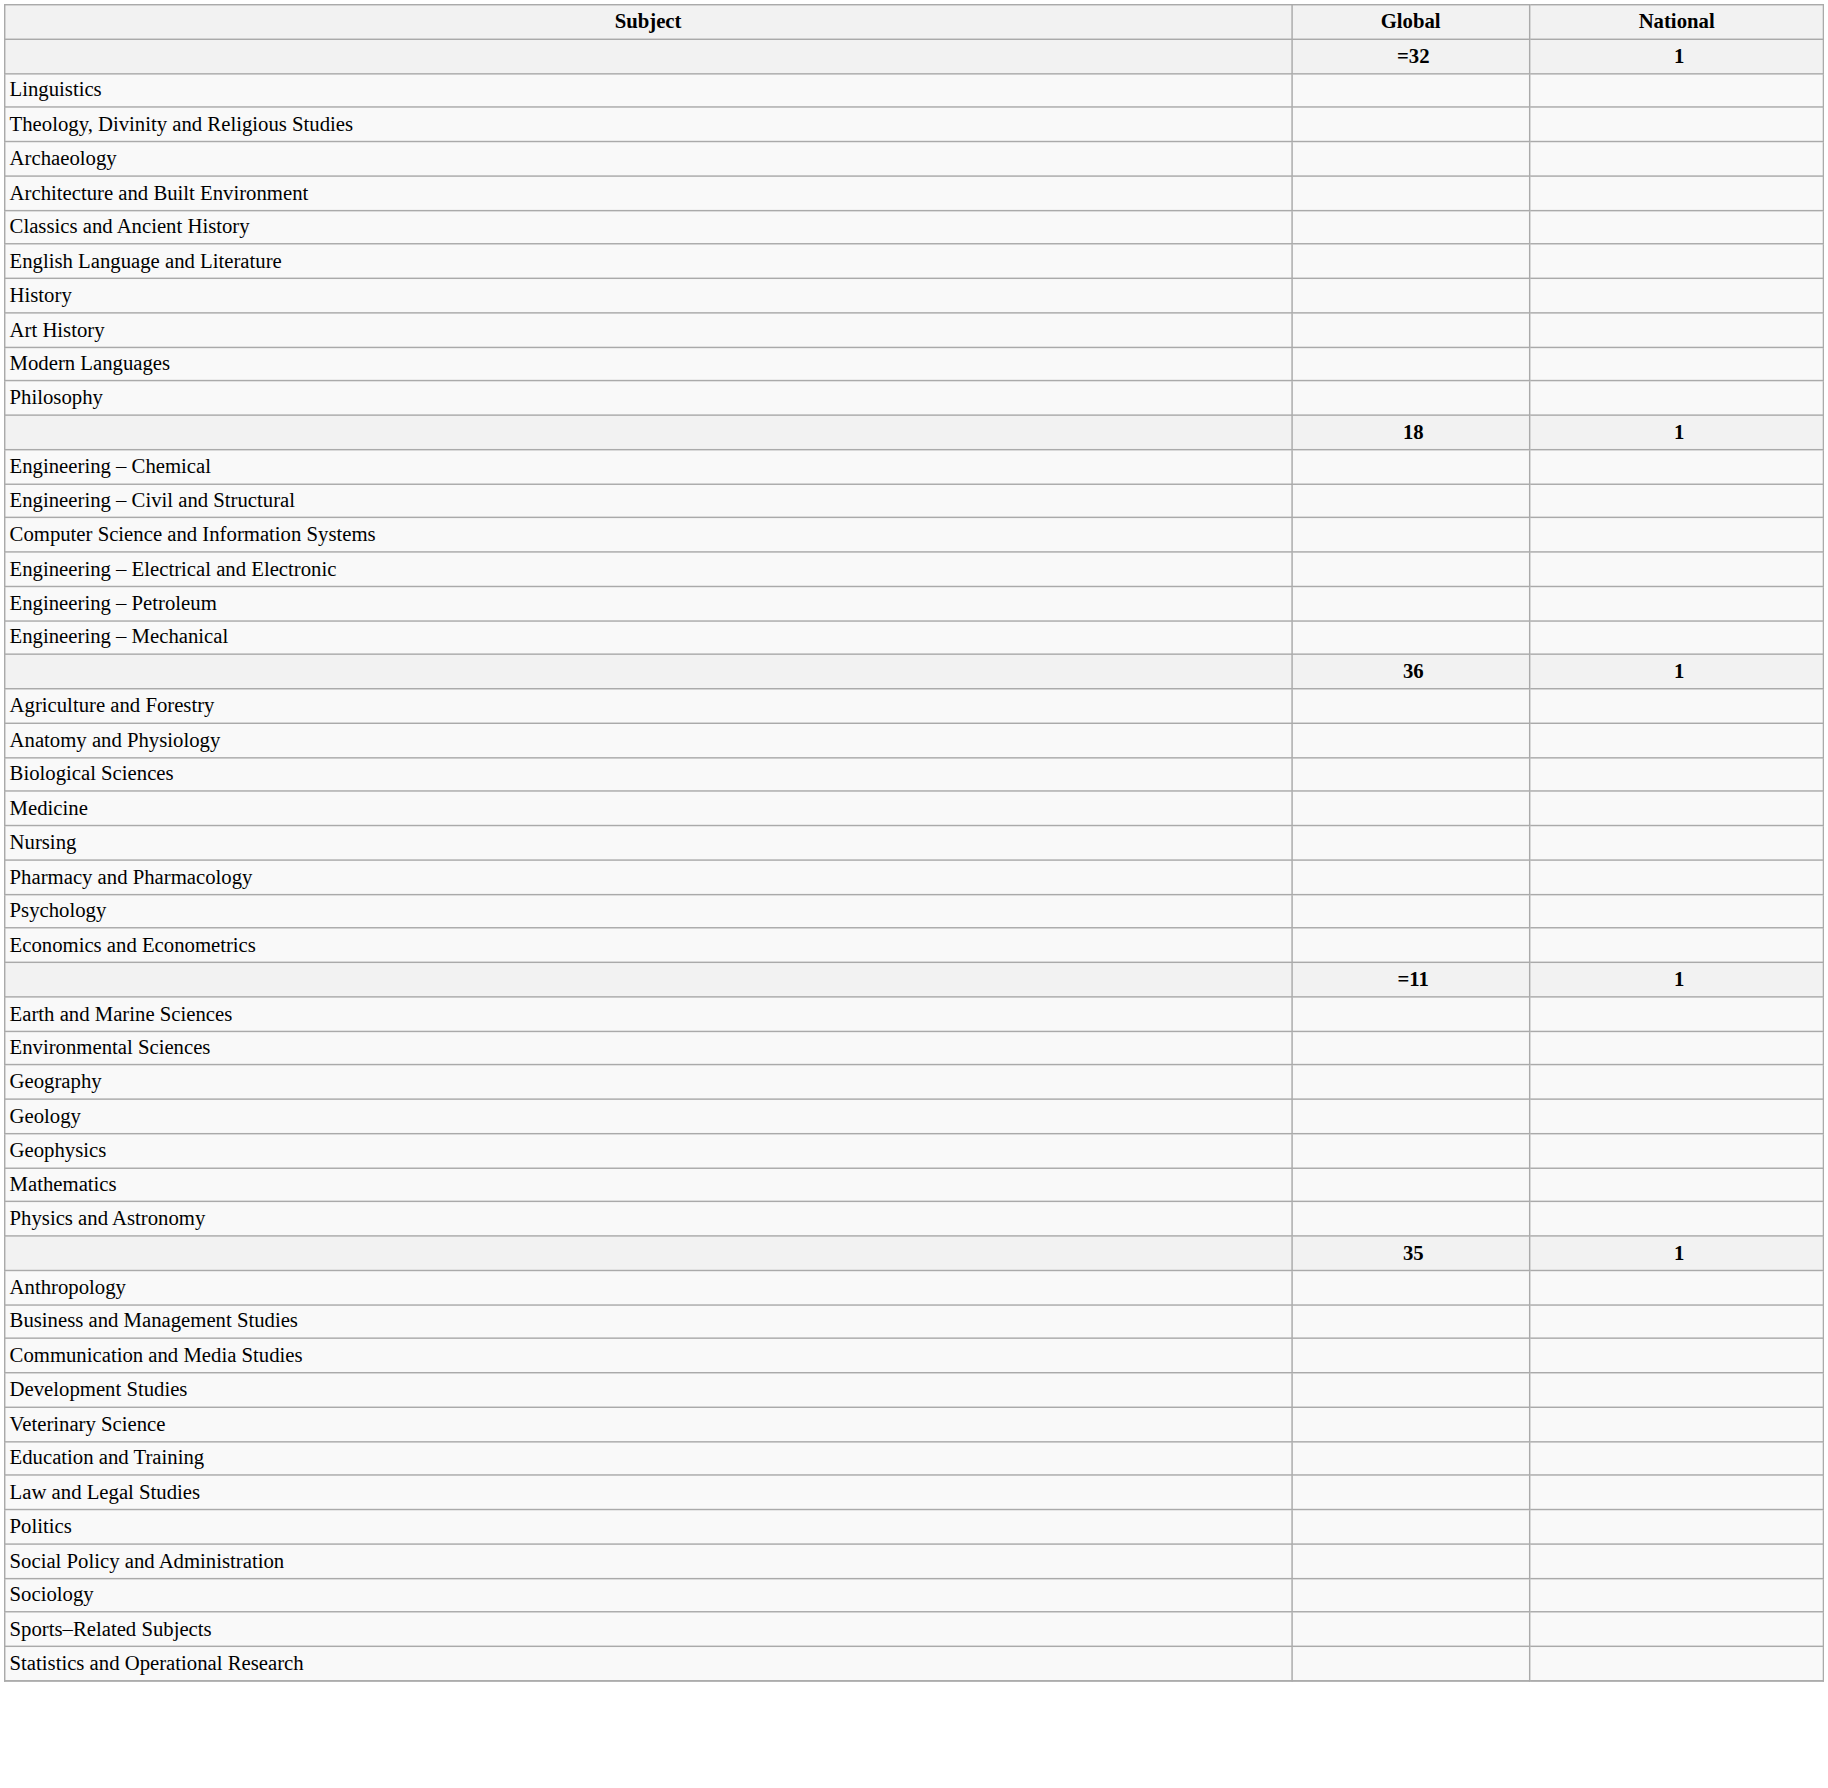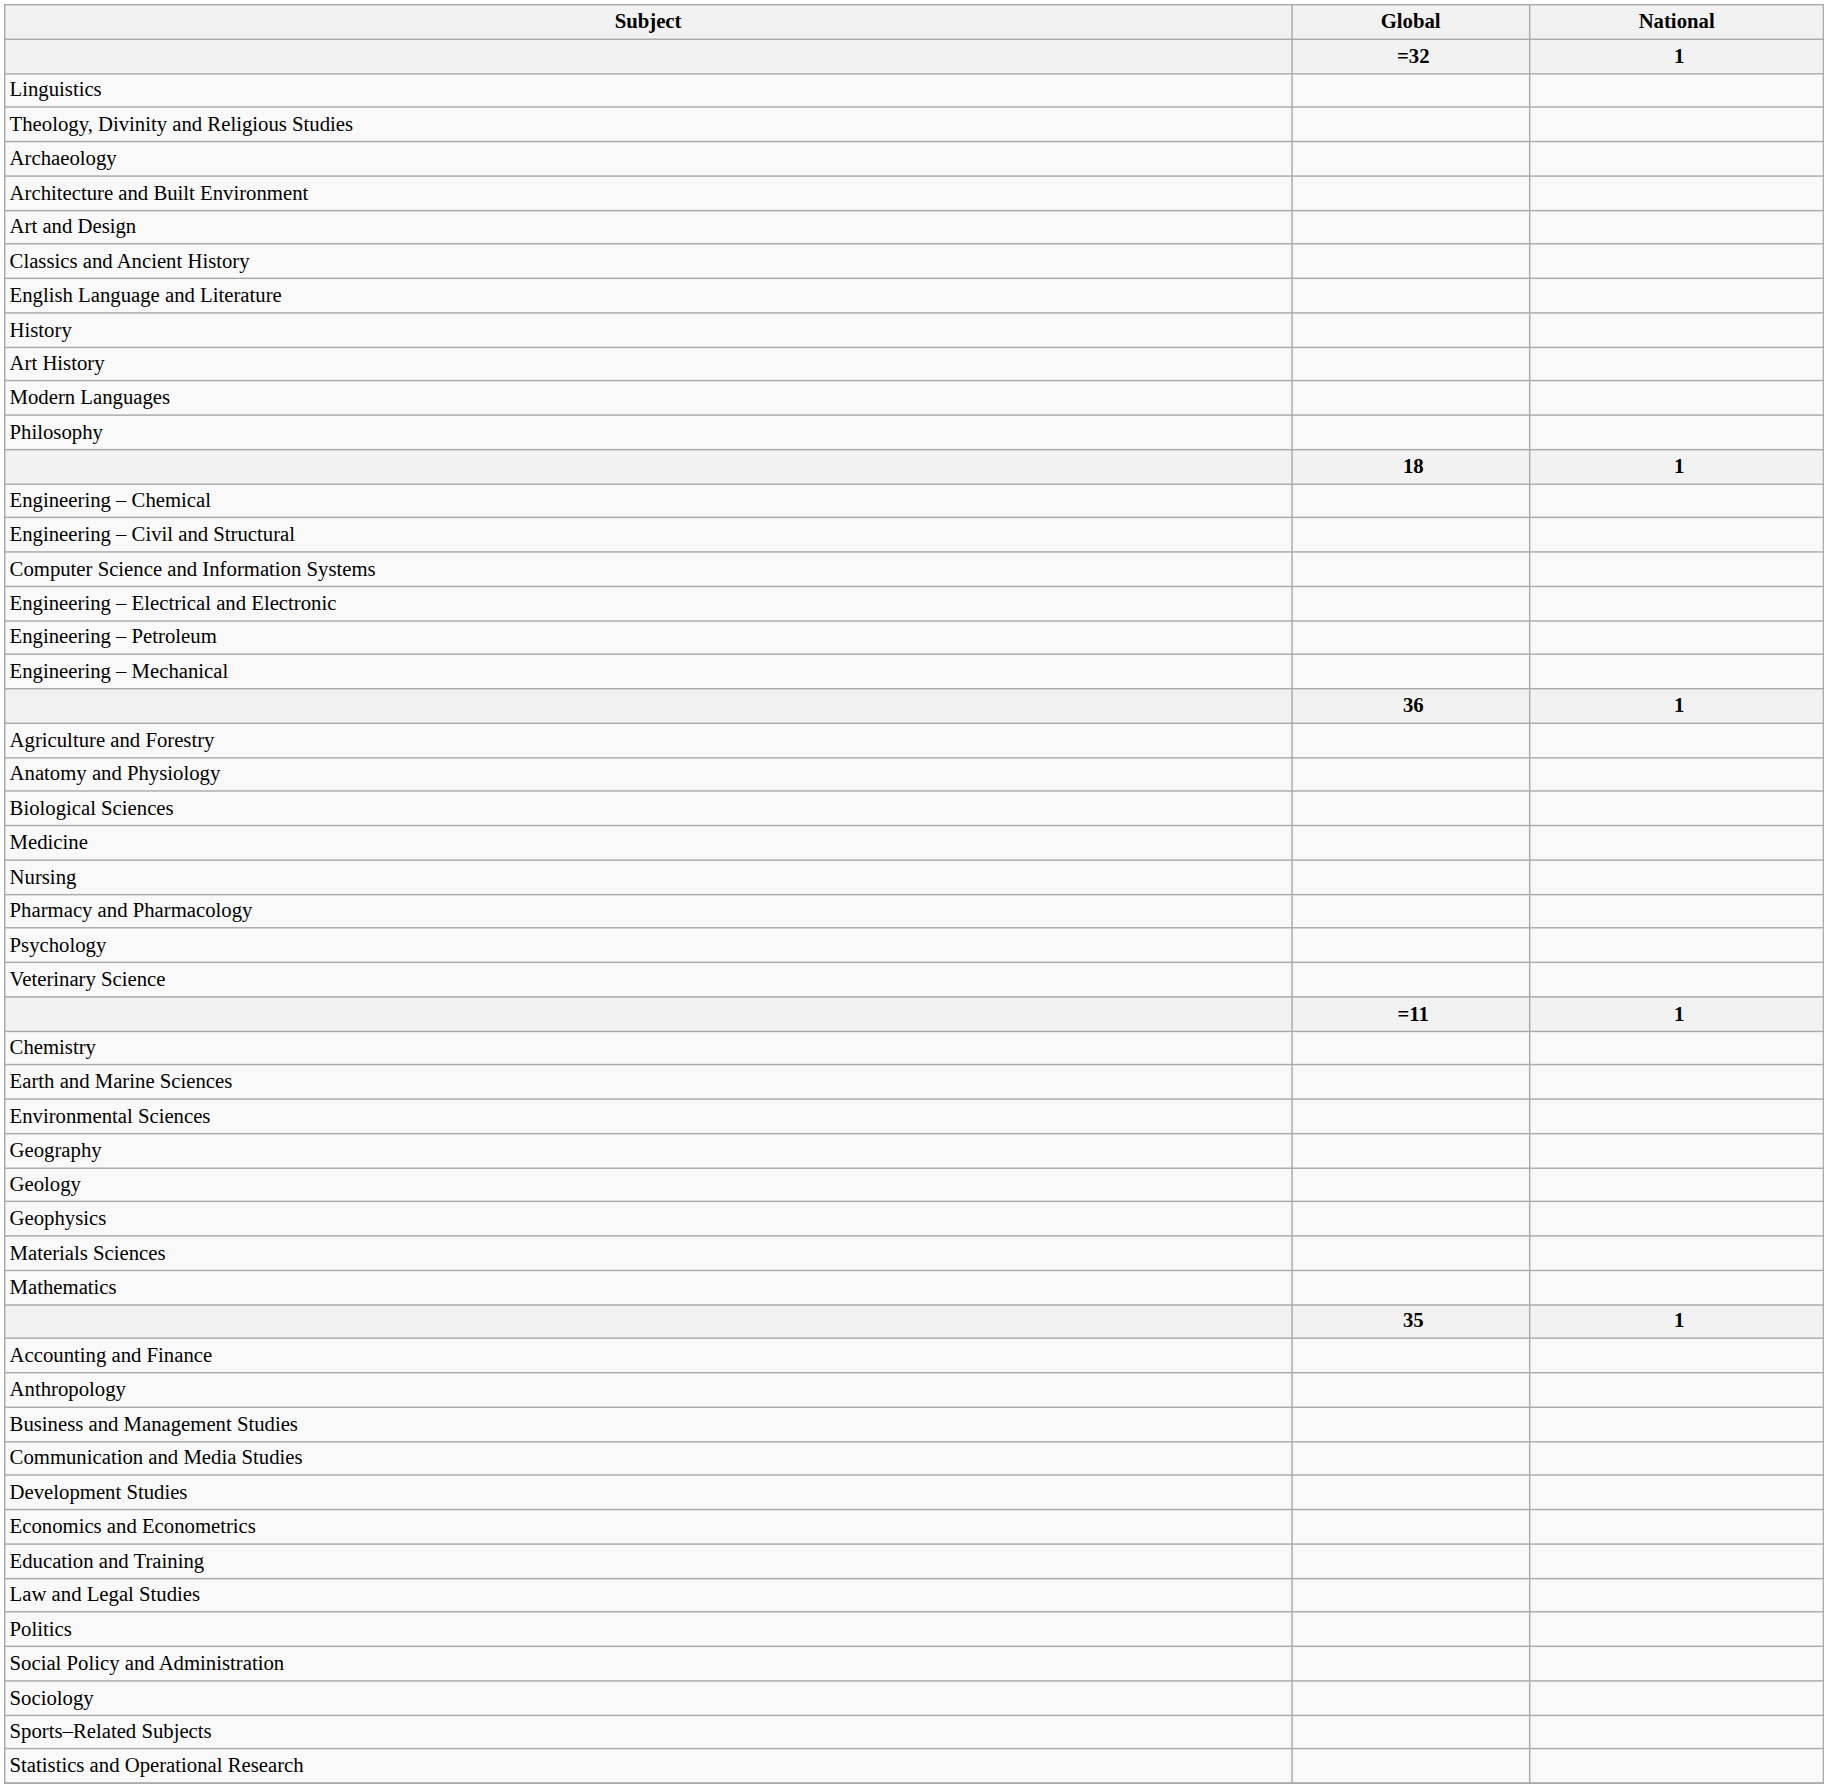+ row: (73, 227)
rows swapped: (88, 1424) <-> (133, 945)
+ row: (53, 1047)
+ row: (88, 1253)
- row: (107, 1218)
+ row: (111, 1355)
